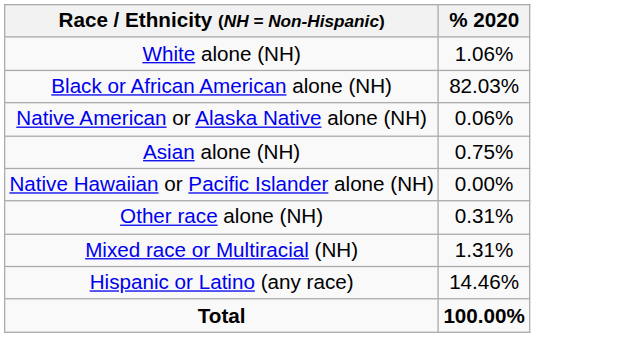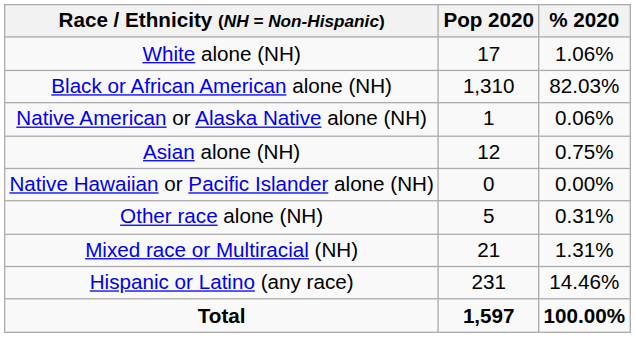+ column: (489, 20)
